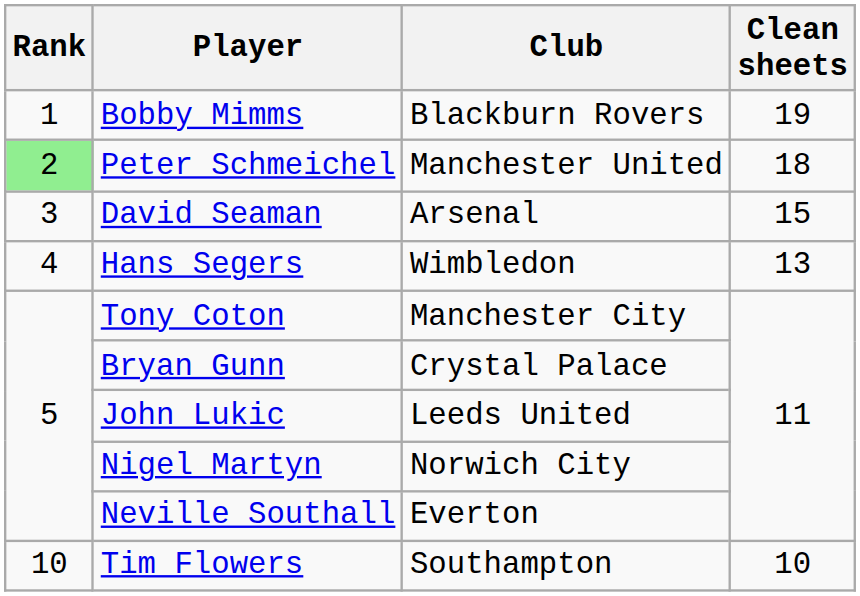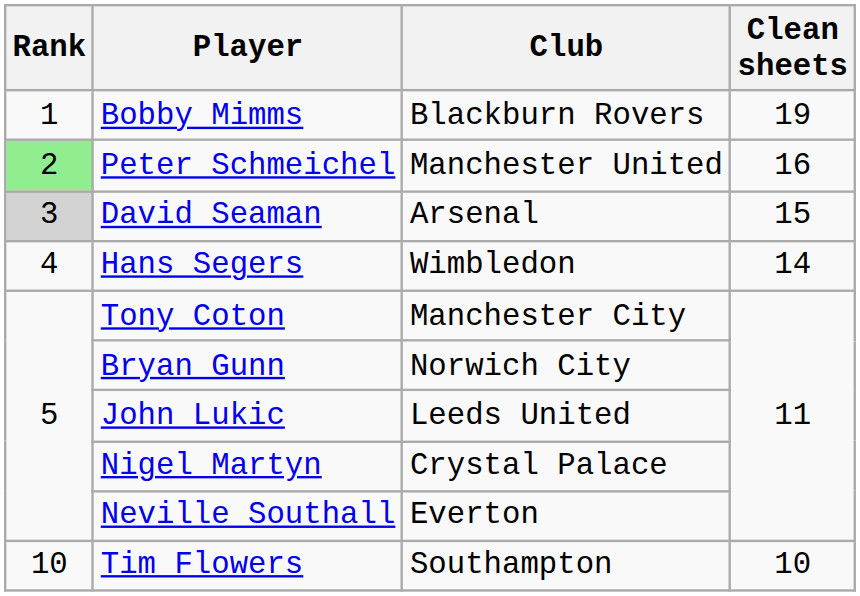(793, 166) 18 -> (793, 166) 16
(49, 216) no background -> (49, 216) lightgrey background
(793, 266) 13 -> (793, 266) 14
(539, 366) Crystal Palace -> (520, 366) Norwich City
(520, 466) Norwich City -> (539, 466) Crystal Palace
